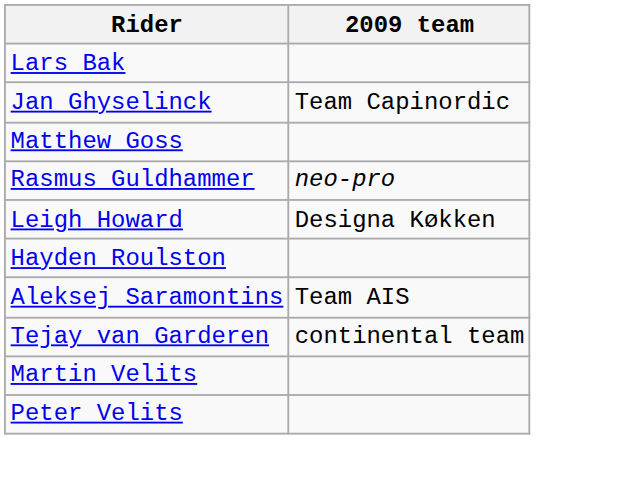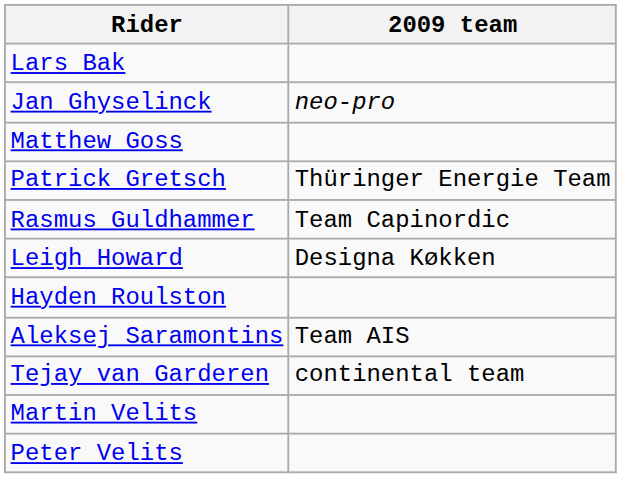(402, 102) Team Capinordic -> (345, 102) neo-pro
+ row: (118, 180)
(345, 180) neo-pro -> (402, 219) Team Capinordic
